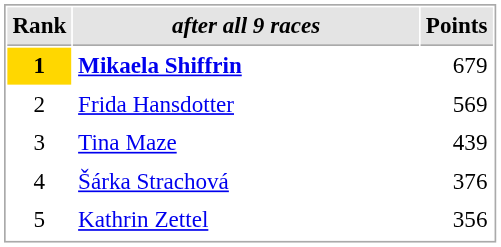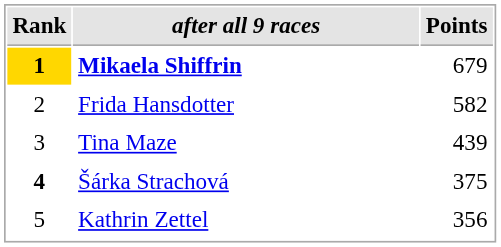(470, 104) 569 -> (470, 104) 582
(39, 181) normal -> (39, 181) bold
(470, 181) 376 -> (470, 181) 375
